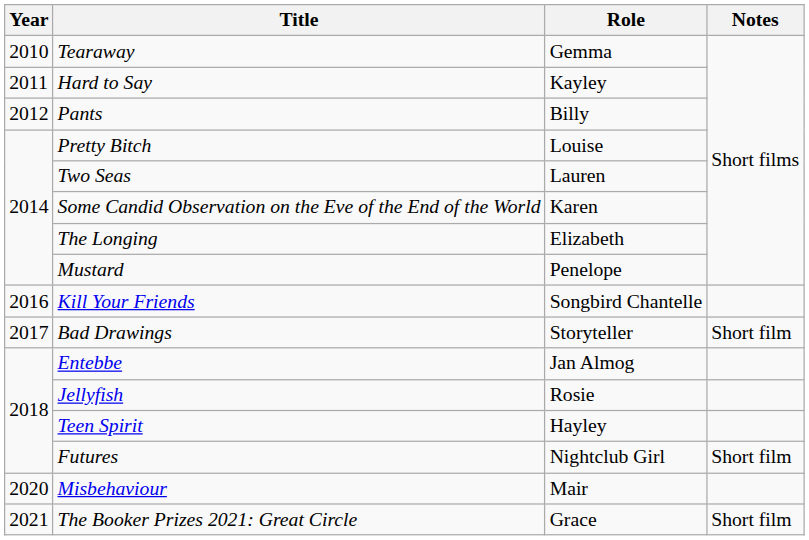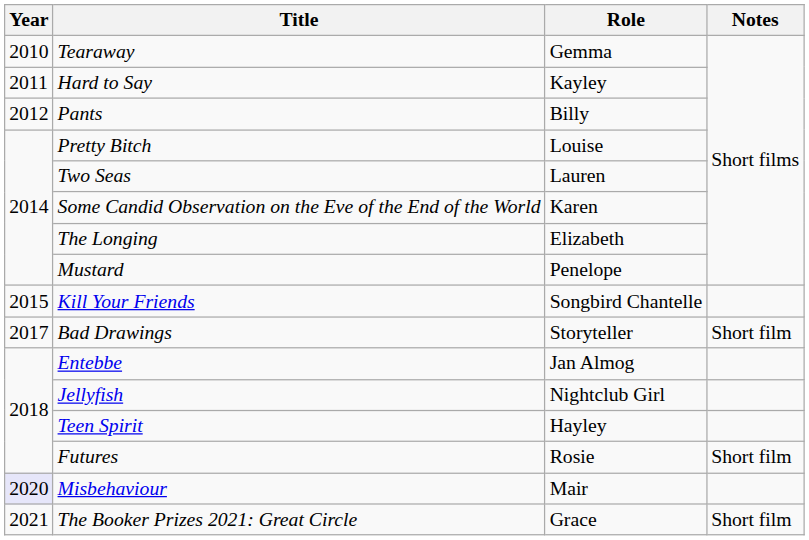(29, 301) 2016 -> (29, 301) 2015
(572, 394) Rosie -> (607, 394) Nightclub Girl
(607, 457) Nightclub Girl -> (572, 457) Rosie
(29, 488) no background -> (29, 488) lavender background
